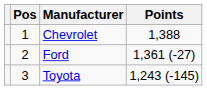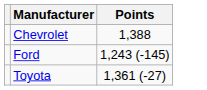- column: (25, 15)
(164, 55) 1,361 (-27) -> (135, 55) 1,243 (-145)
(164, 75) 1,243 (-145) -> (135, 75) 1,361 (-27)
